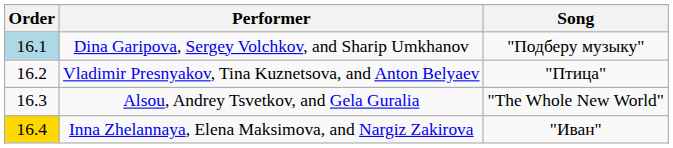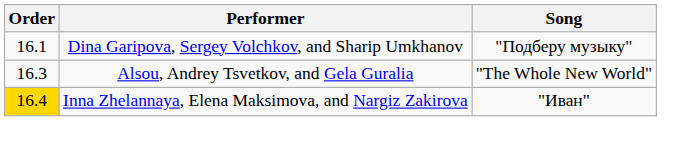(32, 45) lightblue background -> (32, 45) no background
- row: (271, 73)
